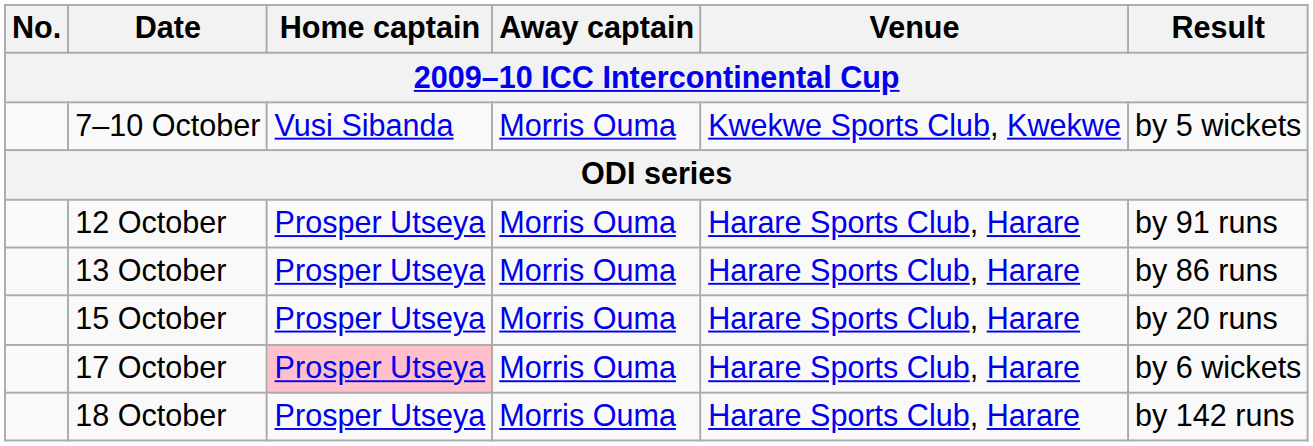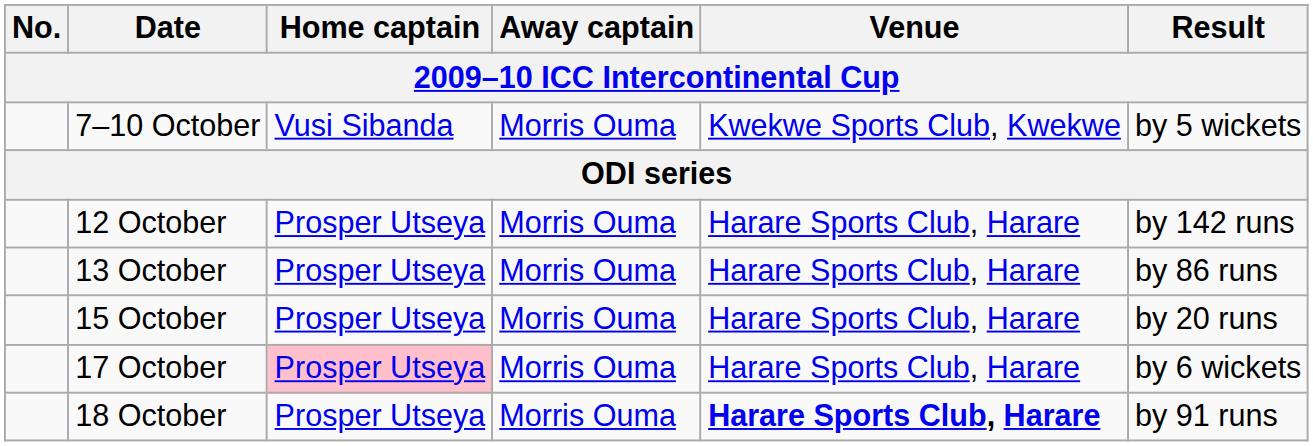(1206, 222) by 91 runs -> (1215, 222) by 142 runs
(894, 416) normal -> (904, 416) bold
(1215, 416) by 142 runs -> (1206, 416) by 91 runs
